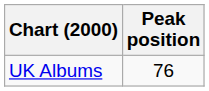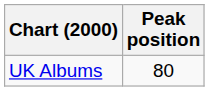(163, 70) 76 -> (163, 70) 80
